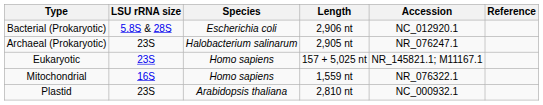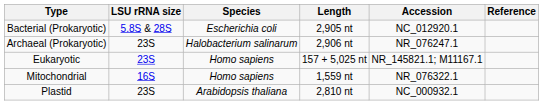(334, 28) 2,906 nt -> (334, 28) 2,905 nt
(334, 44) 2,905 nt -> (334, 44) 2,906 nt
